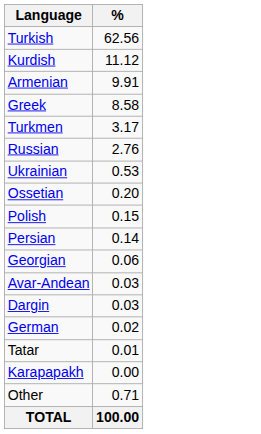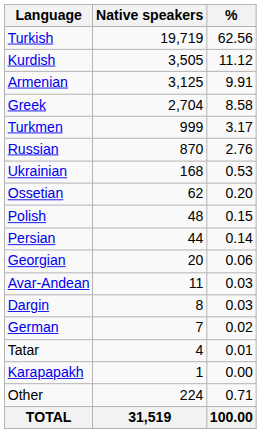+ column: (150, 15)
